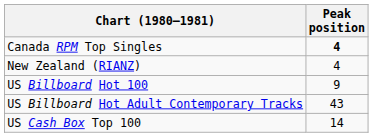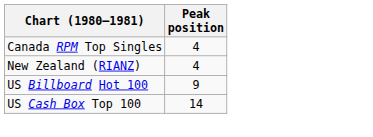(337, 47) bold -> (196, 47) normal
- row: (155, 104)
